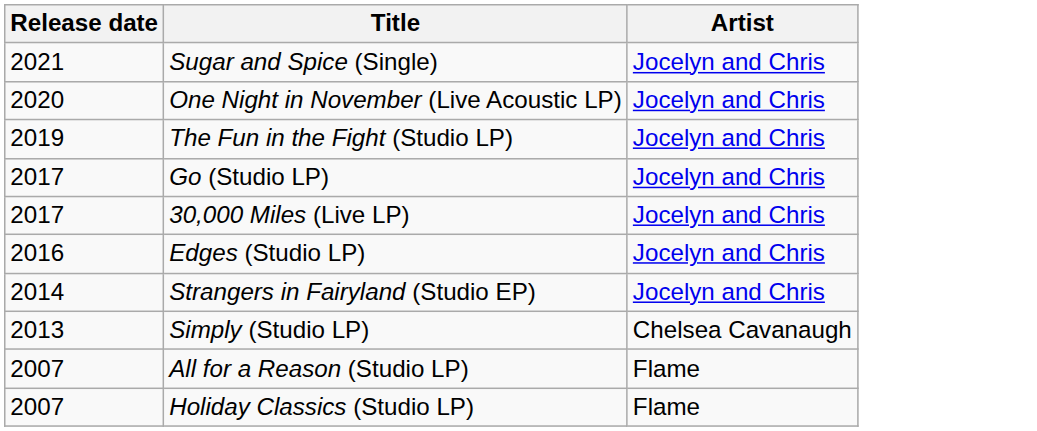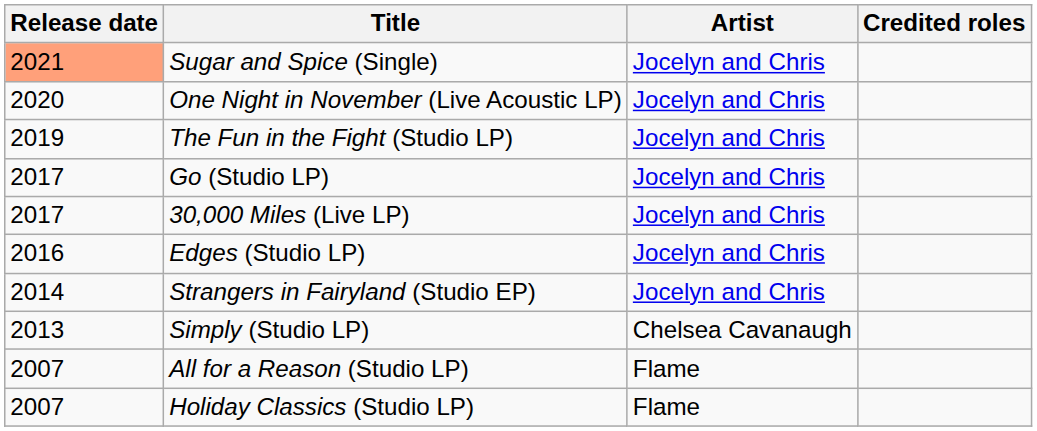+ column: (944, 23)
(37, 61) no background -> (37, 61) lightsalmon background
